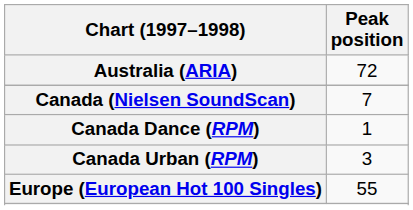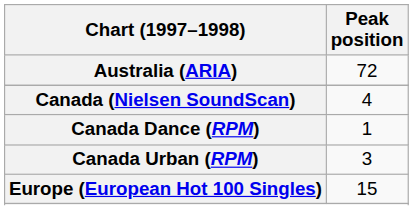(367, 99) 7 -> (367, 99) 4
(367, 188) 55 -> (367, 188) 15
